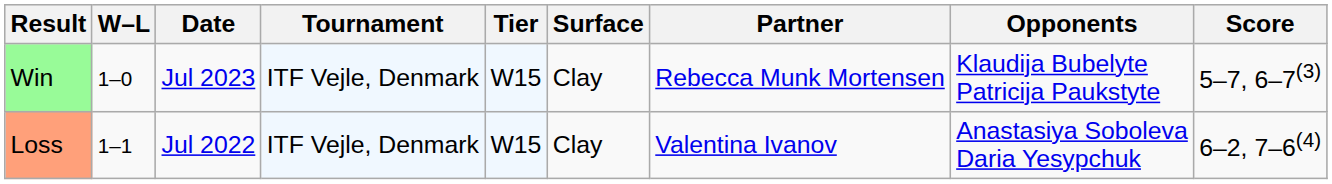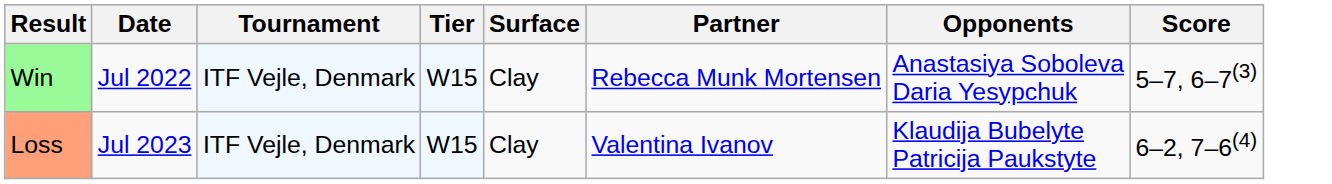- column: (124, 24)
(208, 77) Jul 2023 -> (145, 77) Jul 2022
(1058, 77) Klaudija Bubelyte Patricija Paukstyte -> (1008, 77) Anastasiya Soboleva Daria Yesypchuk
(208, 144) Jul 2022 -> (145, 144) Jul 2023
(1072, 144) Anastasiya Soboleva Daria Yesypchuk -> (994, 144) Klaudija Bubelyte Patricija Paukstyte
